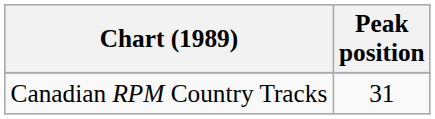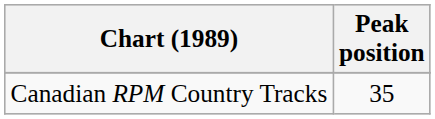(382, 93) 31 -> (382, 93) 35
